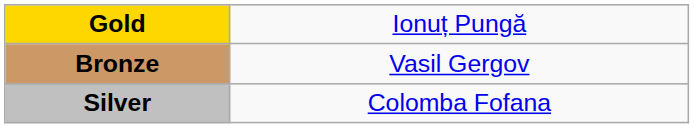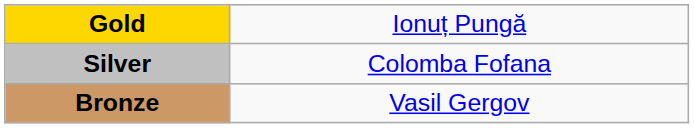rows swapped: (117, 102) <-> (117, 63)
